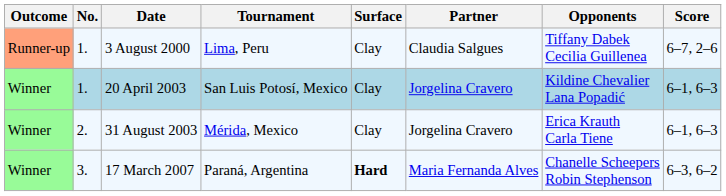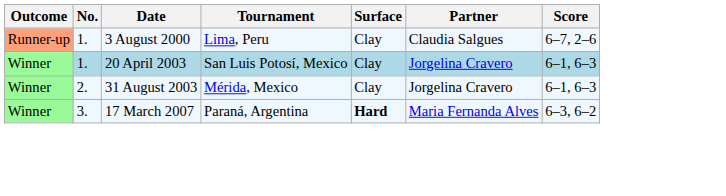- column: (602, 15)
